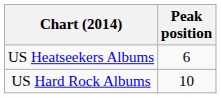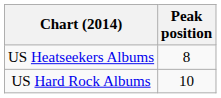(187, 57) 6 -> (187, 57) 8
